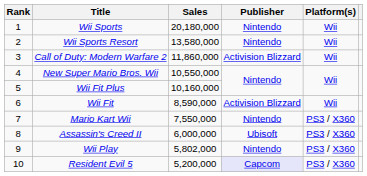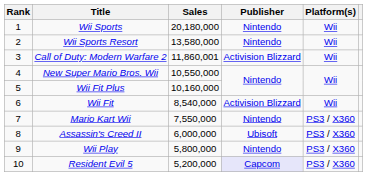(195, 57) 11,860,000 -> (195, 57) 11,860,001
(195, 103) 8,590,000 -> (195, 103) 8,540,000
(195, 149) 5,802,000 -> (195, 149) 5,800,000
